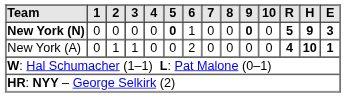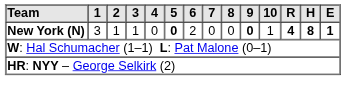(97, 30) 0 -> (97, 30) 3
(116, 30) 0 -> (116, 30) 1
(135, 30) 0 -> (135, 30) 1
(192, 30) 1 -> (193, 30) 2
(269, 30) 0 -> (270, 30) 1
(289, 30) 5 -> (291, 30) 4
(310, 30) 9 -> (310, 30) 8
(330, 30) 3 -> (330, 30) 1
- row: (44, 48)
